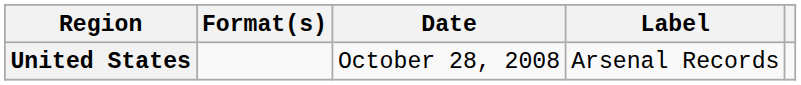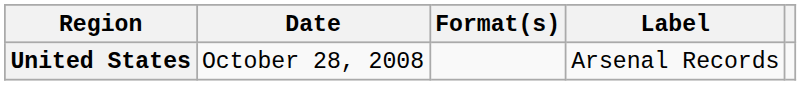columns swapped: (449, 24) <-> (264, 24)
